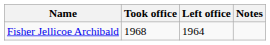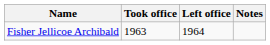(135, 31) 1968 -> (135, 31) 1963
